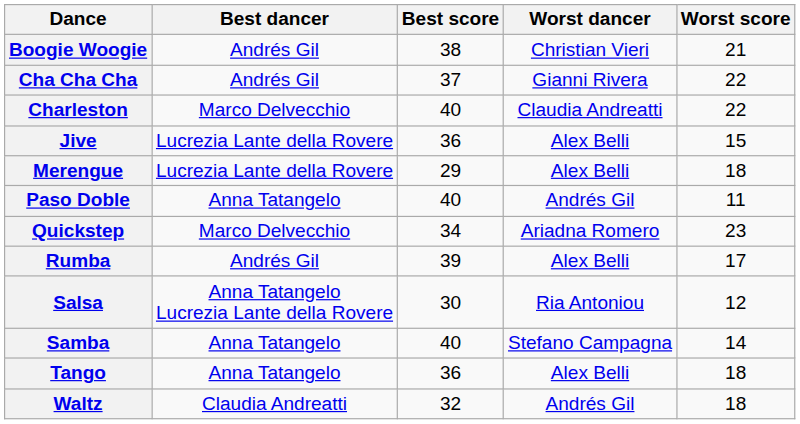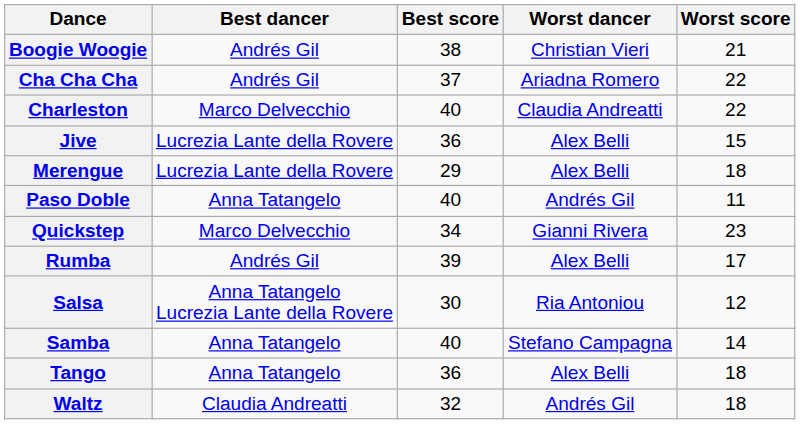(590, 79) Gianni Rivera -> (590, 79) Ariadna Romero
(590, 230) Ariadna Romero -> (590, 230) Gianni Rivera
